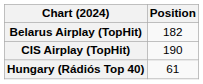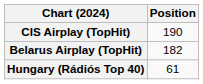rows swapped: (76, 32) <-> (76, 50)
